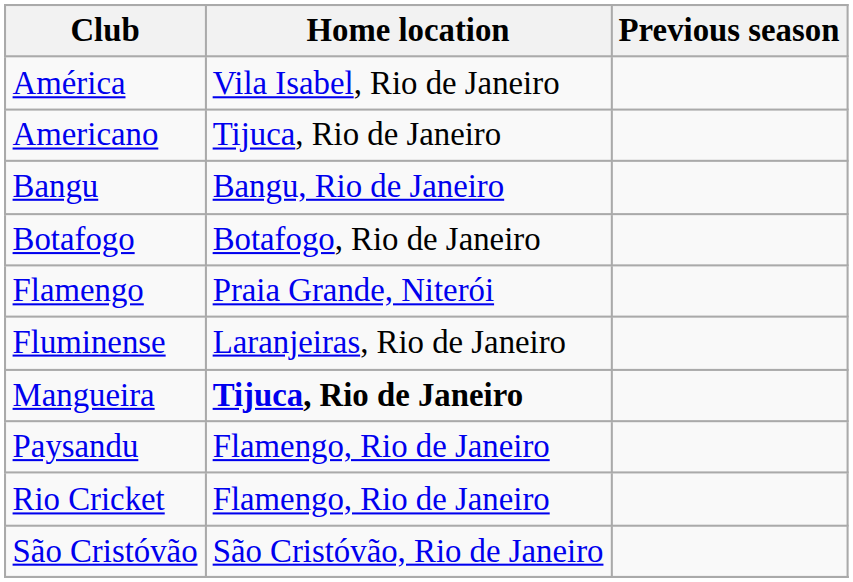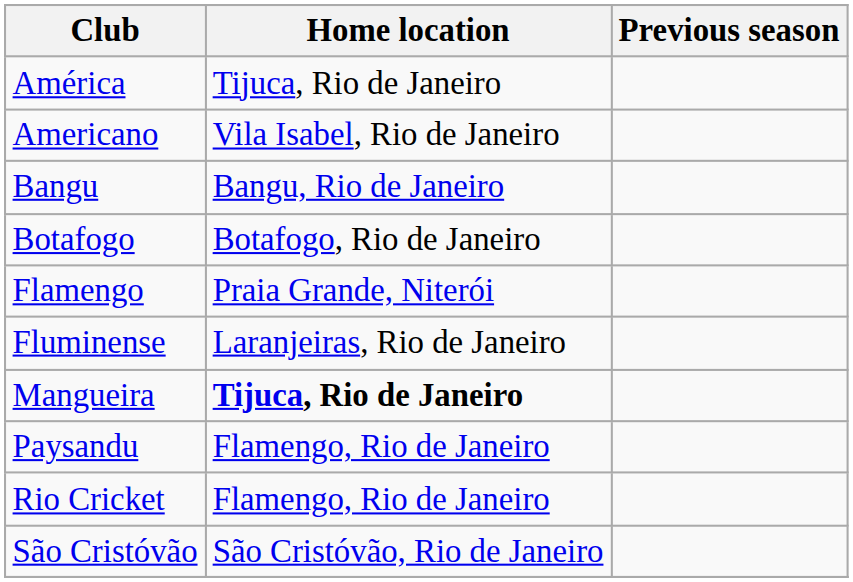(386, 82) Vila Isabel, Rio de Janeiro -> (357, 82) Tijuca, Rio de Janeiro
(357, 134) Tijuca, Rio de Janeiro -> (386, 134) Vila Isabel, Rio de Janeiro
